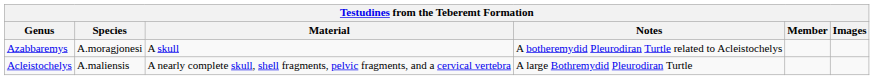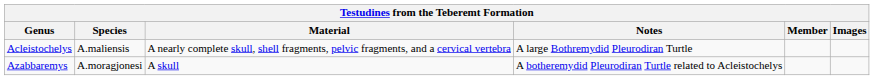rows swapped: (39, 65) <-> (37, 48)
